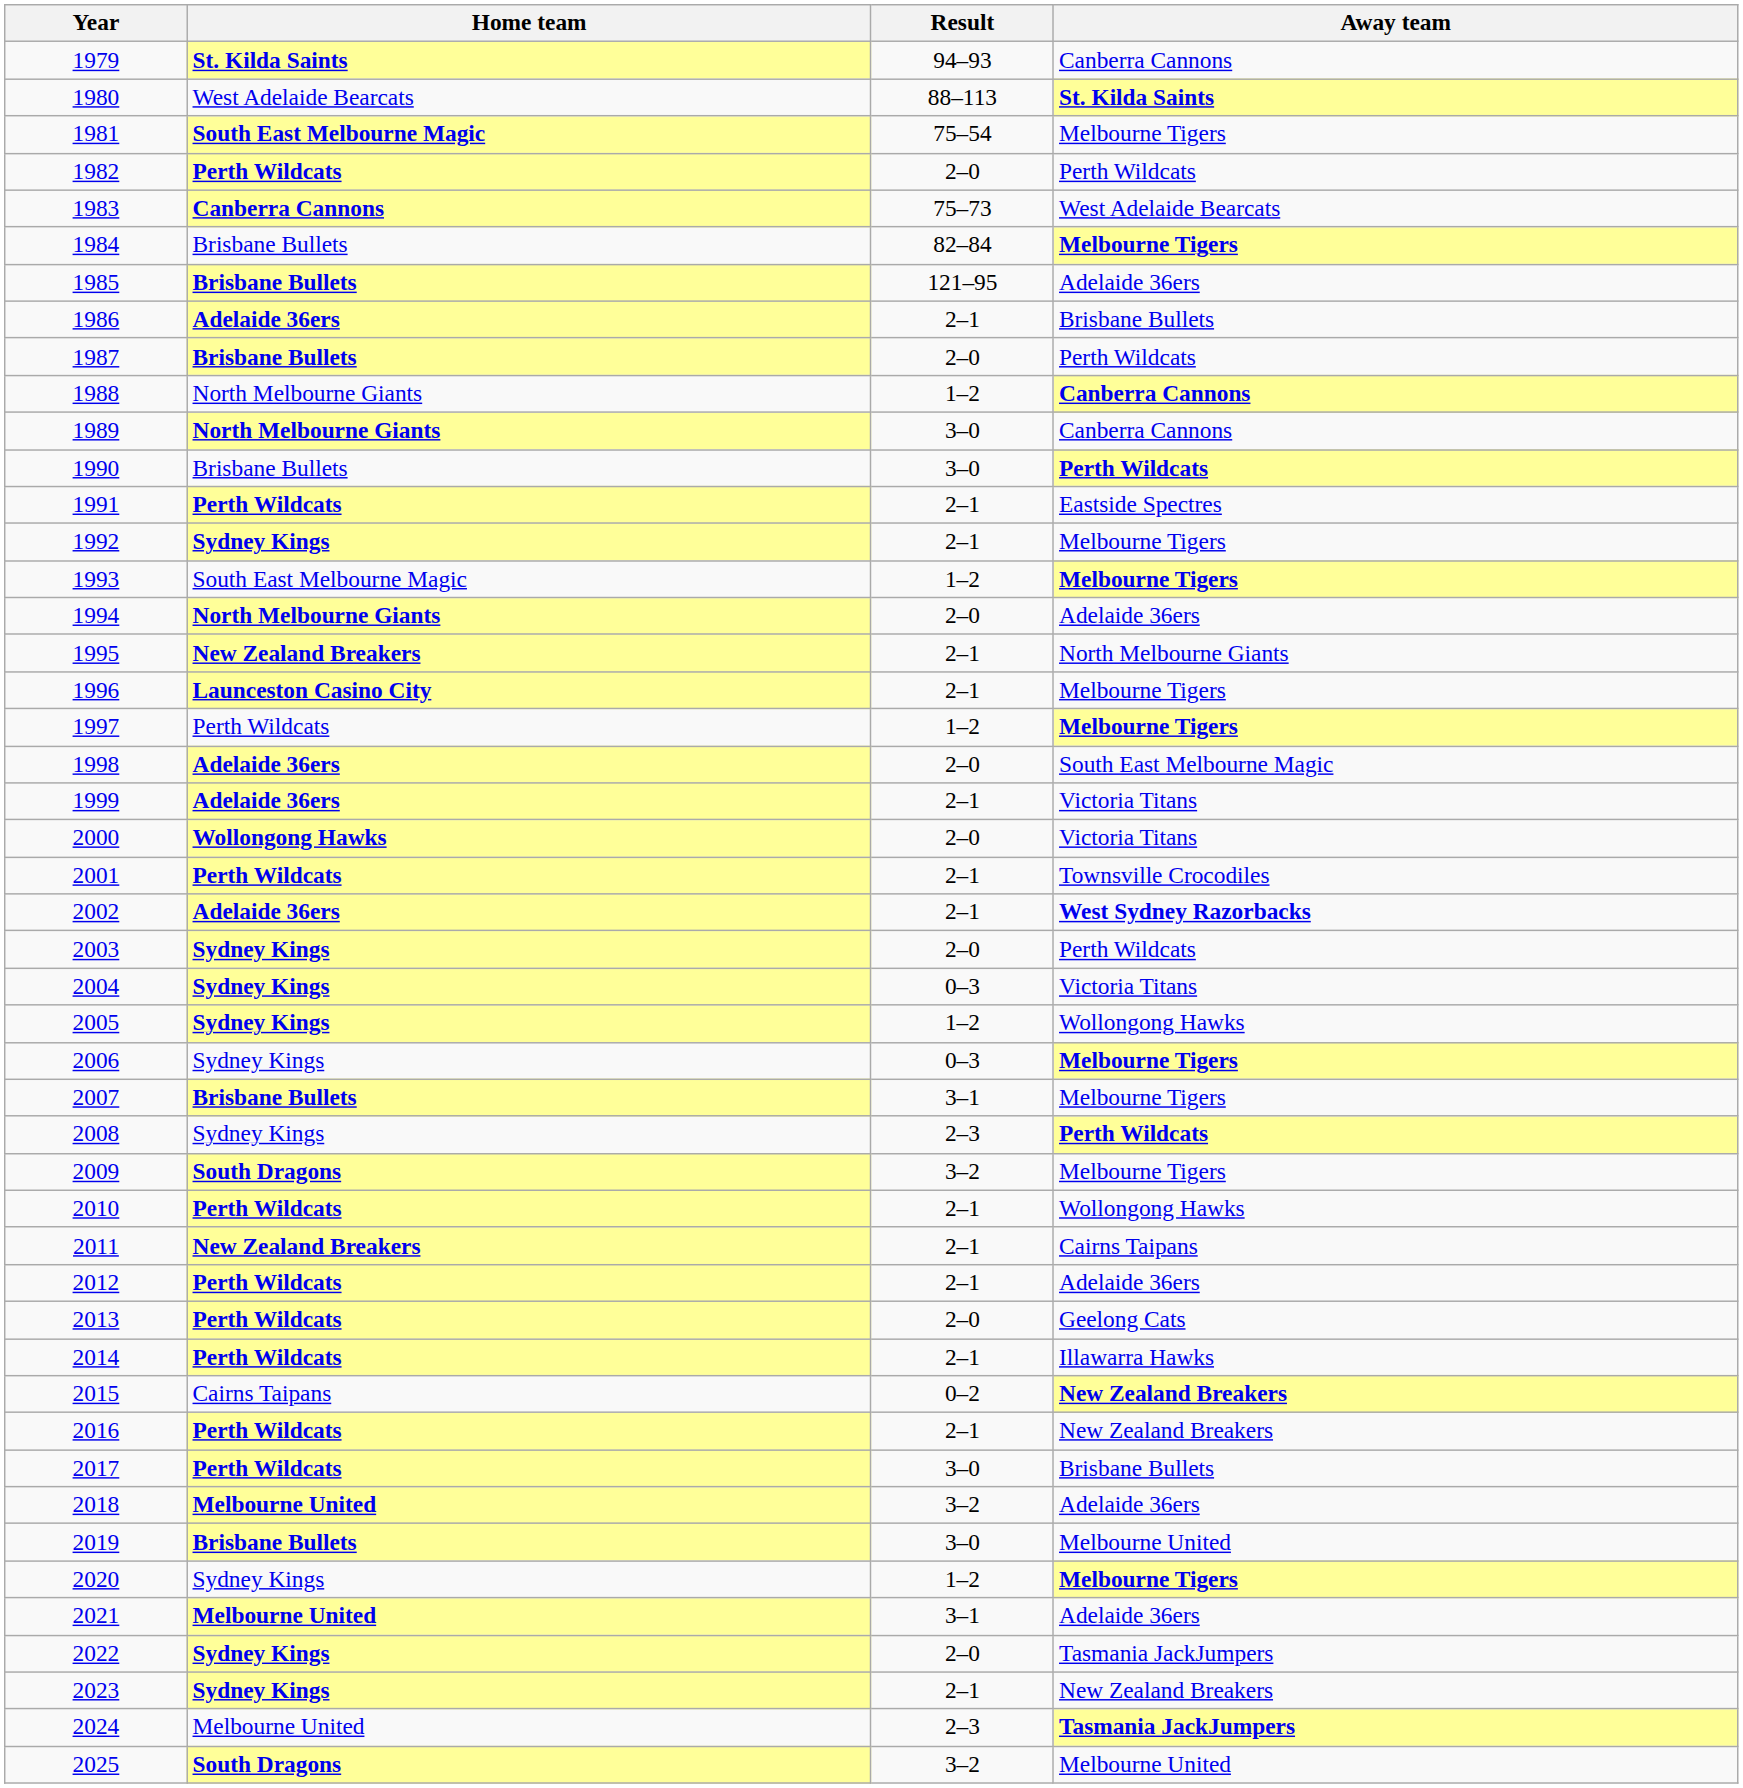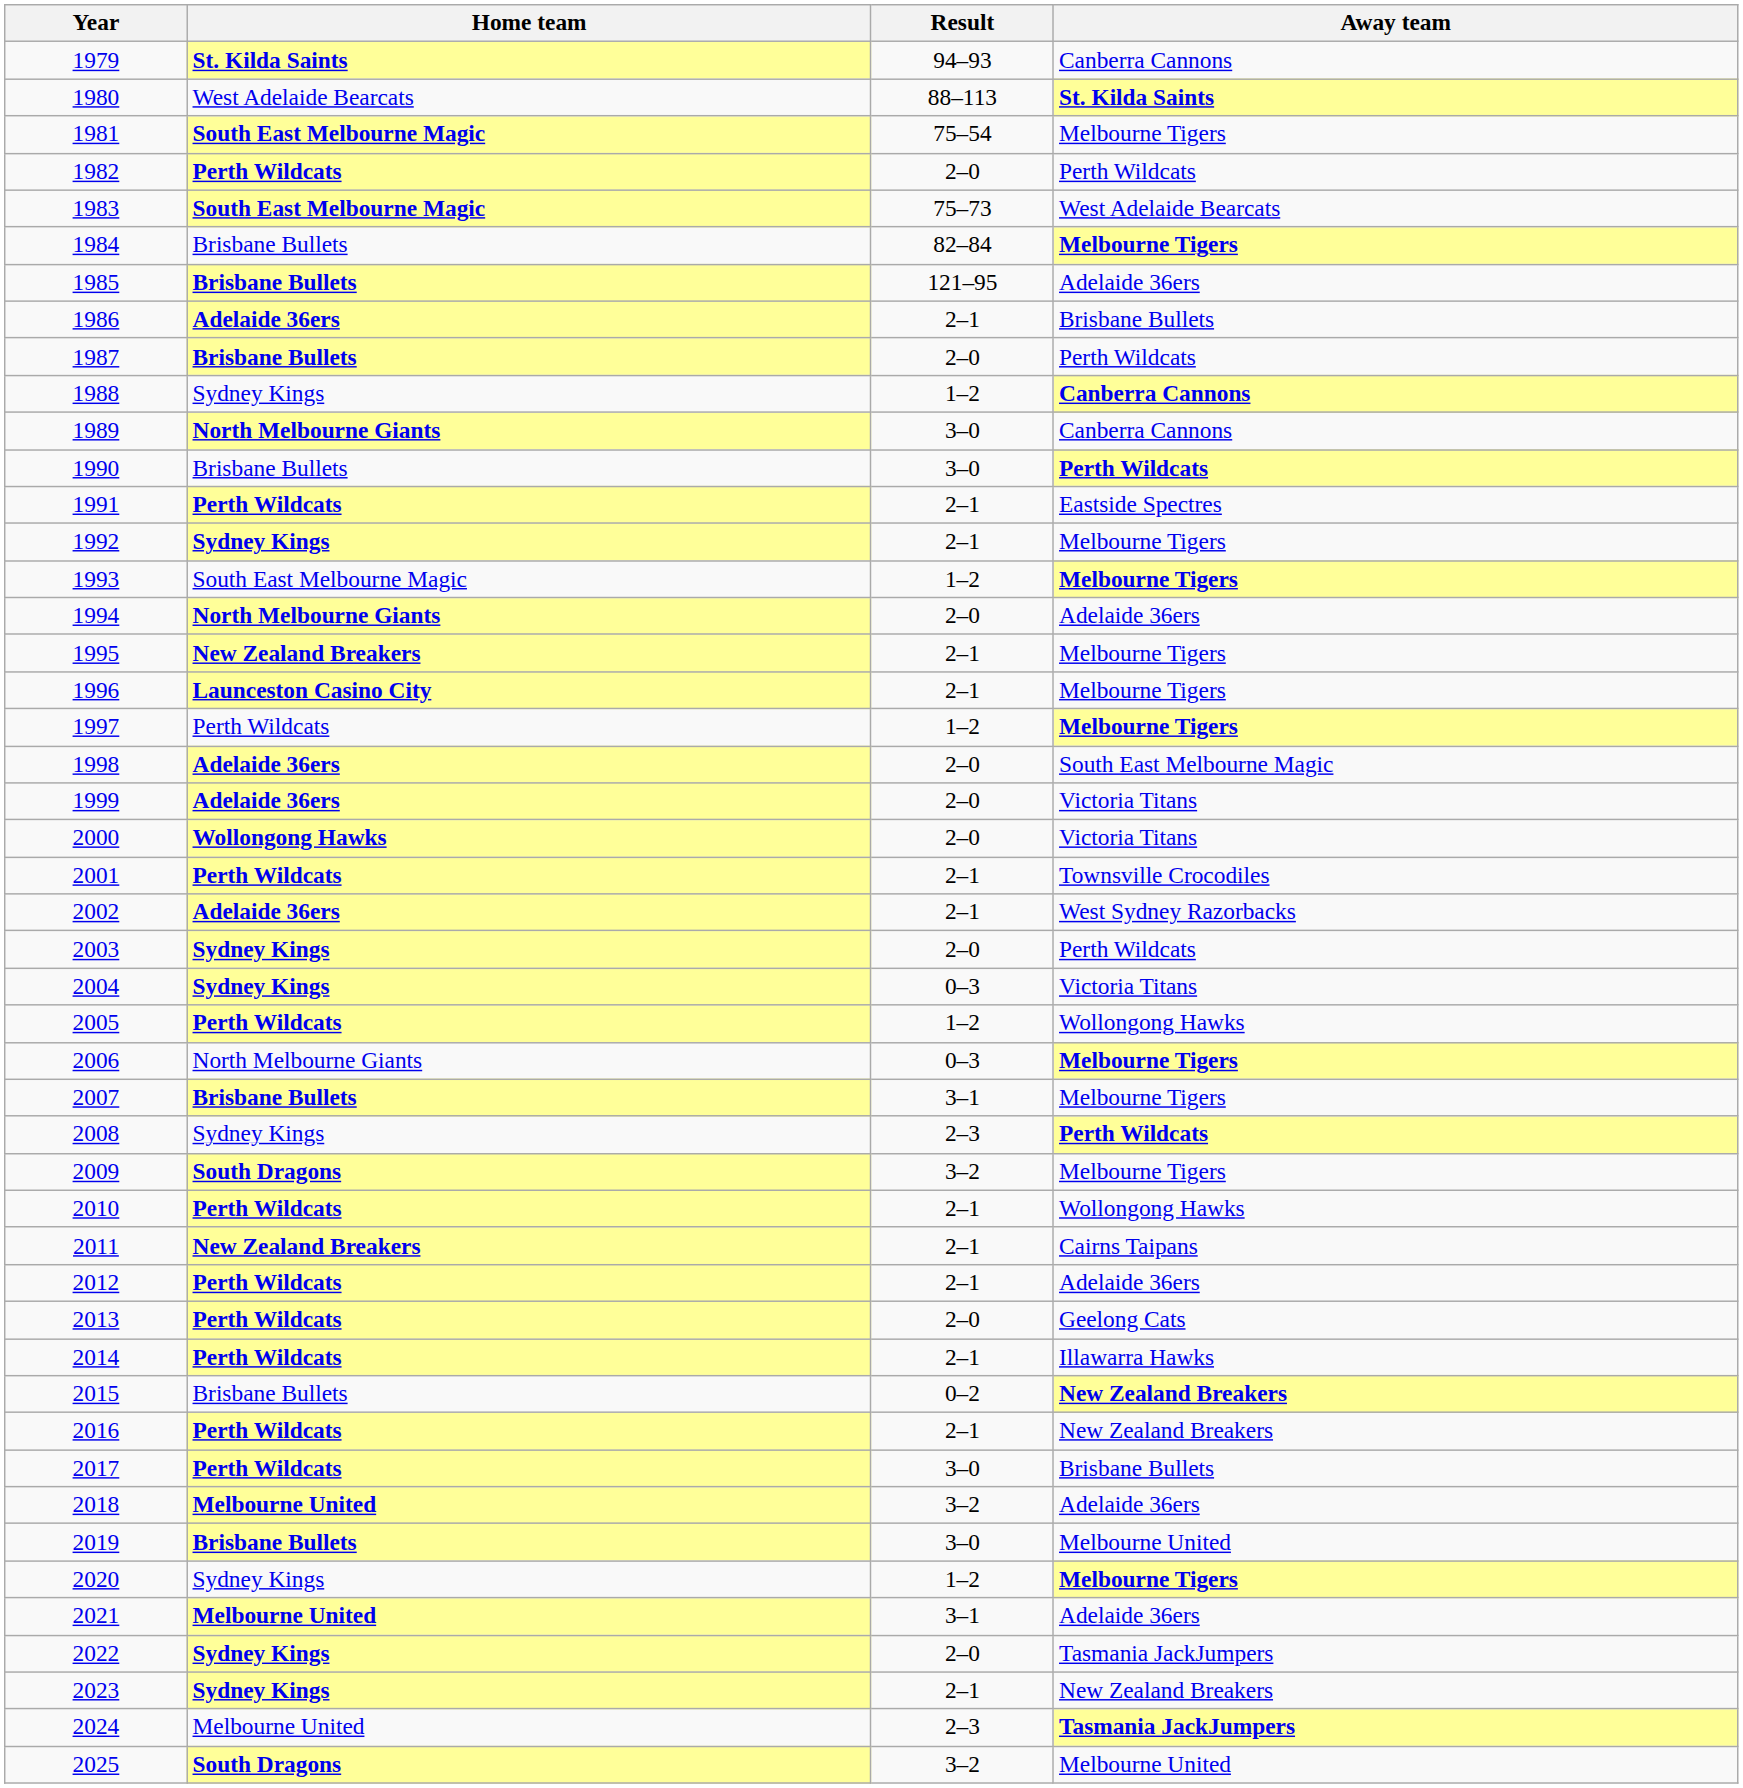(288, 208) Canberra Cannons -> (339, 208) South East Melbourne Magic
(307, 393) North Melbourne Giants -> (258, 393) Sydney Kings
(1174, 652) North Melbourne Giants -> (1142, 652) Melbourne Tigers
(962, 801) 2–1 -> (962, 801) 2–0
(1185, 912) bold -> (1177, 912) normal
(261, 1023) Sydney Kings -> (267, 1023) Perth Wildcats
(258, 1060) Sydney Kings -> (307, 1060) North Melbourne Giants
(262, 1393) Cairns Taipans -> (270, 1393) Brisbane Bullets
